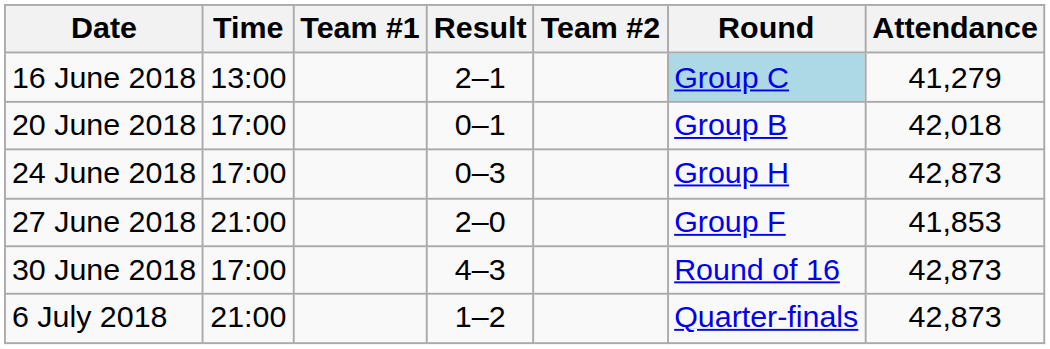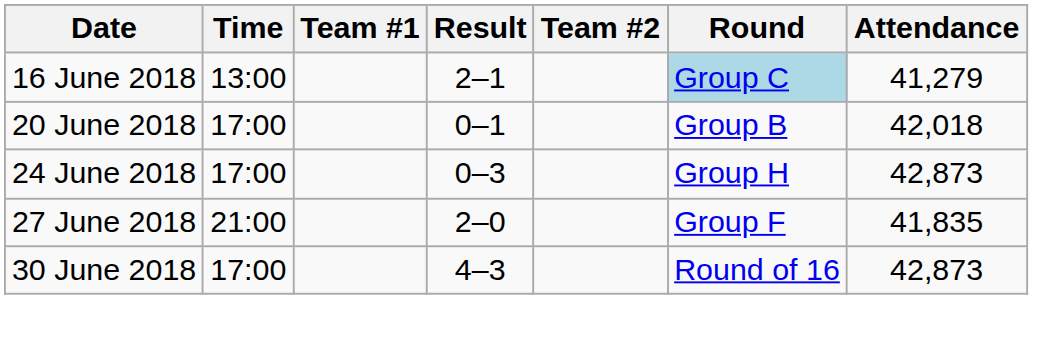(955, 221) 41,853 -> (937, 221) 41,835
- row: (90, 317)
